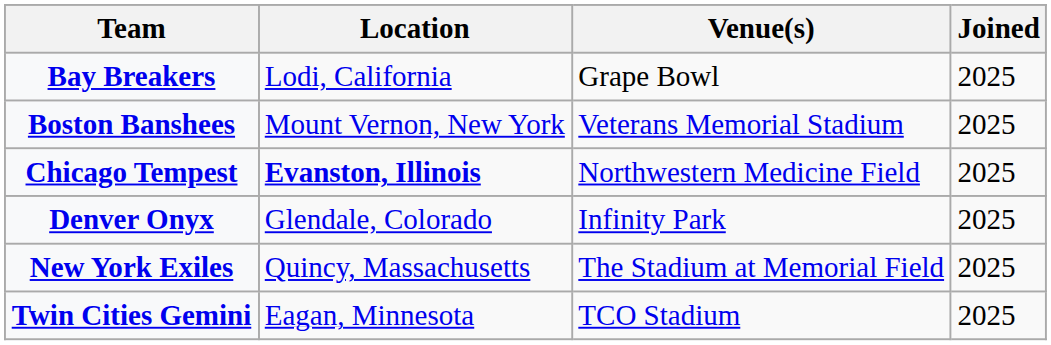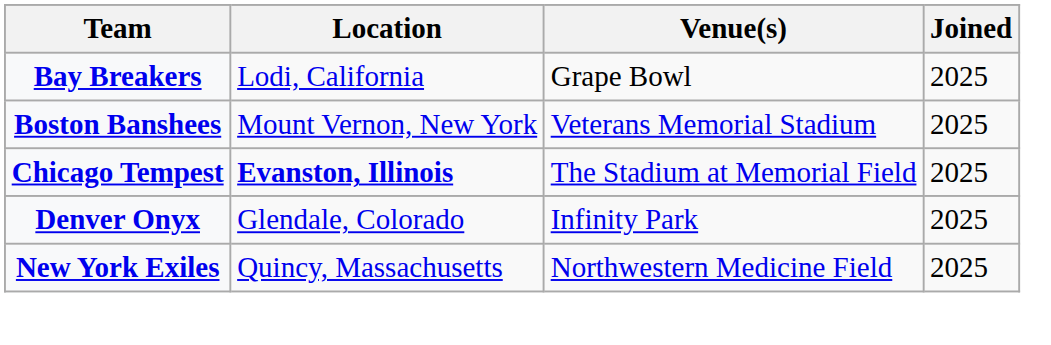(749, 172) Northwestern Medicine Field -> (734, 172) The Stadium at Memorial Field
(761, 267) The Stadium at Memorial Field -> (721, 267) Northwestern Medicine Field
- row: (131, 315)
